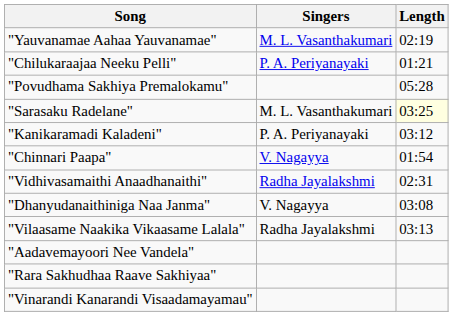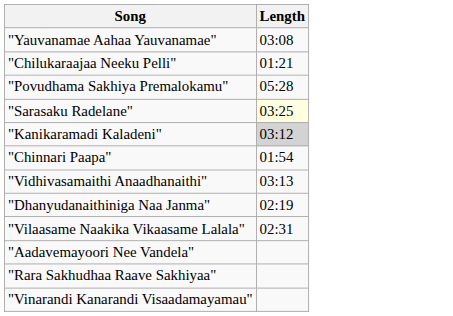- column: (326, 16)
(416, 39) 02:19 -> (276, 39) 03:08
(416, 134) no background -> (276, 134) lightgrey background
(416, 181) 02:31 -> (276, 181) 03:13
(416, 205) 03:08 -> (276, 205) 02:19
(416, 228) 03:13 -> (276, 228) 02:31
